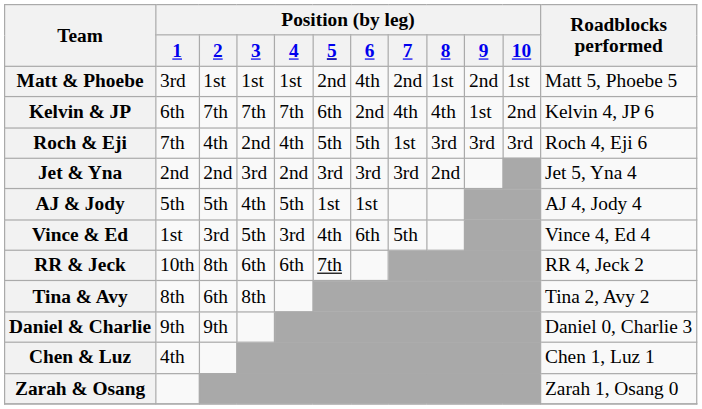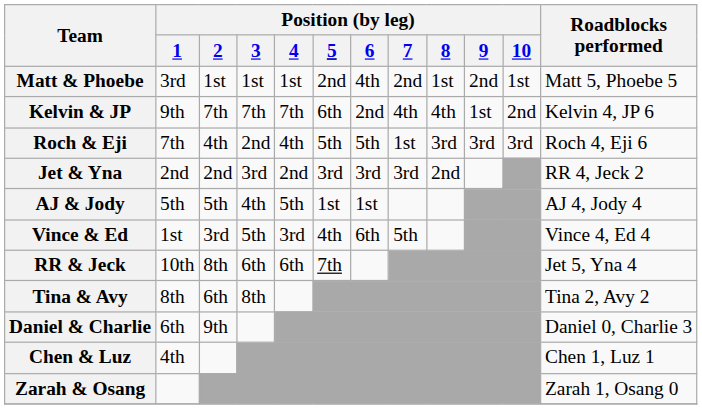(172, 111) 6th -> (172, 111) 9th
(591, 173) Jet 5, Yna 4 -> (594, 173) RR 4, Jeck 2
(594, 265) RR 4, Jeck 2 -> (591, 265) Jet 5, Yna 4
(172, 326) 9th -> (172, 326) 6th
